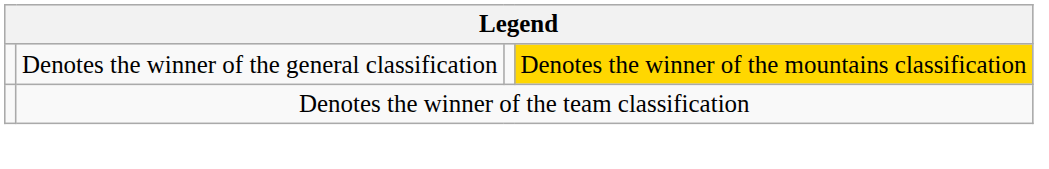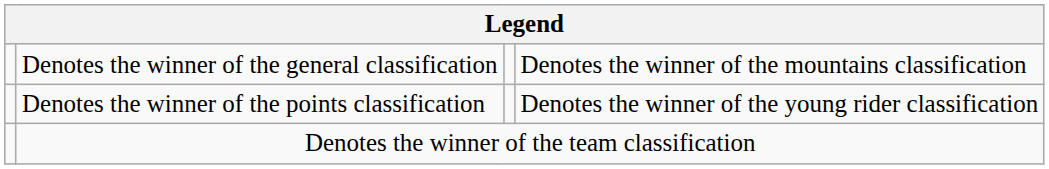(774, 63) gold background -> (774, 63) no background
+ row: (254, 103)
